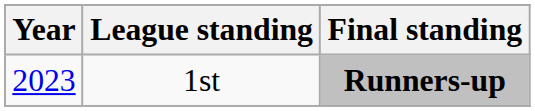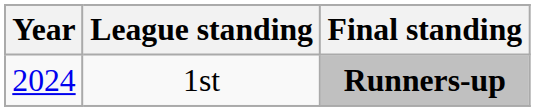(44, 79) 2023 -> (44, 79) 2024
